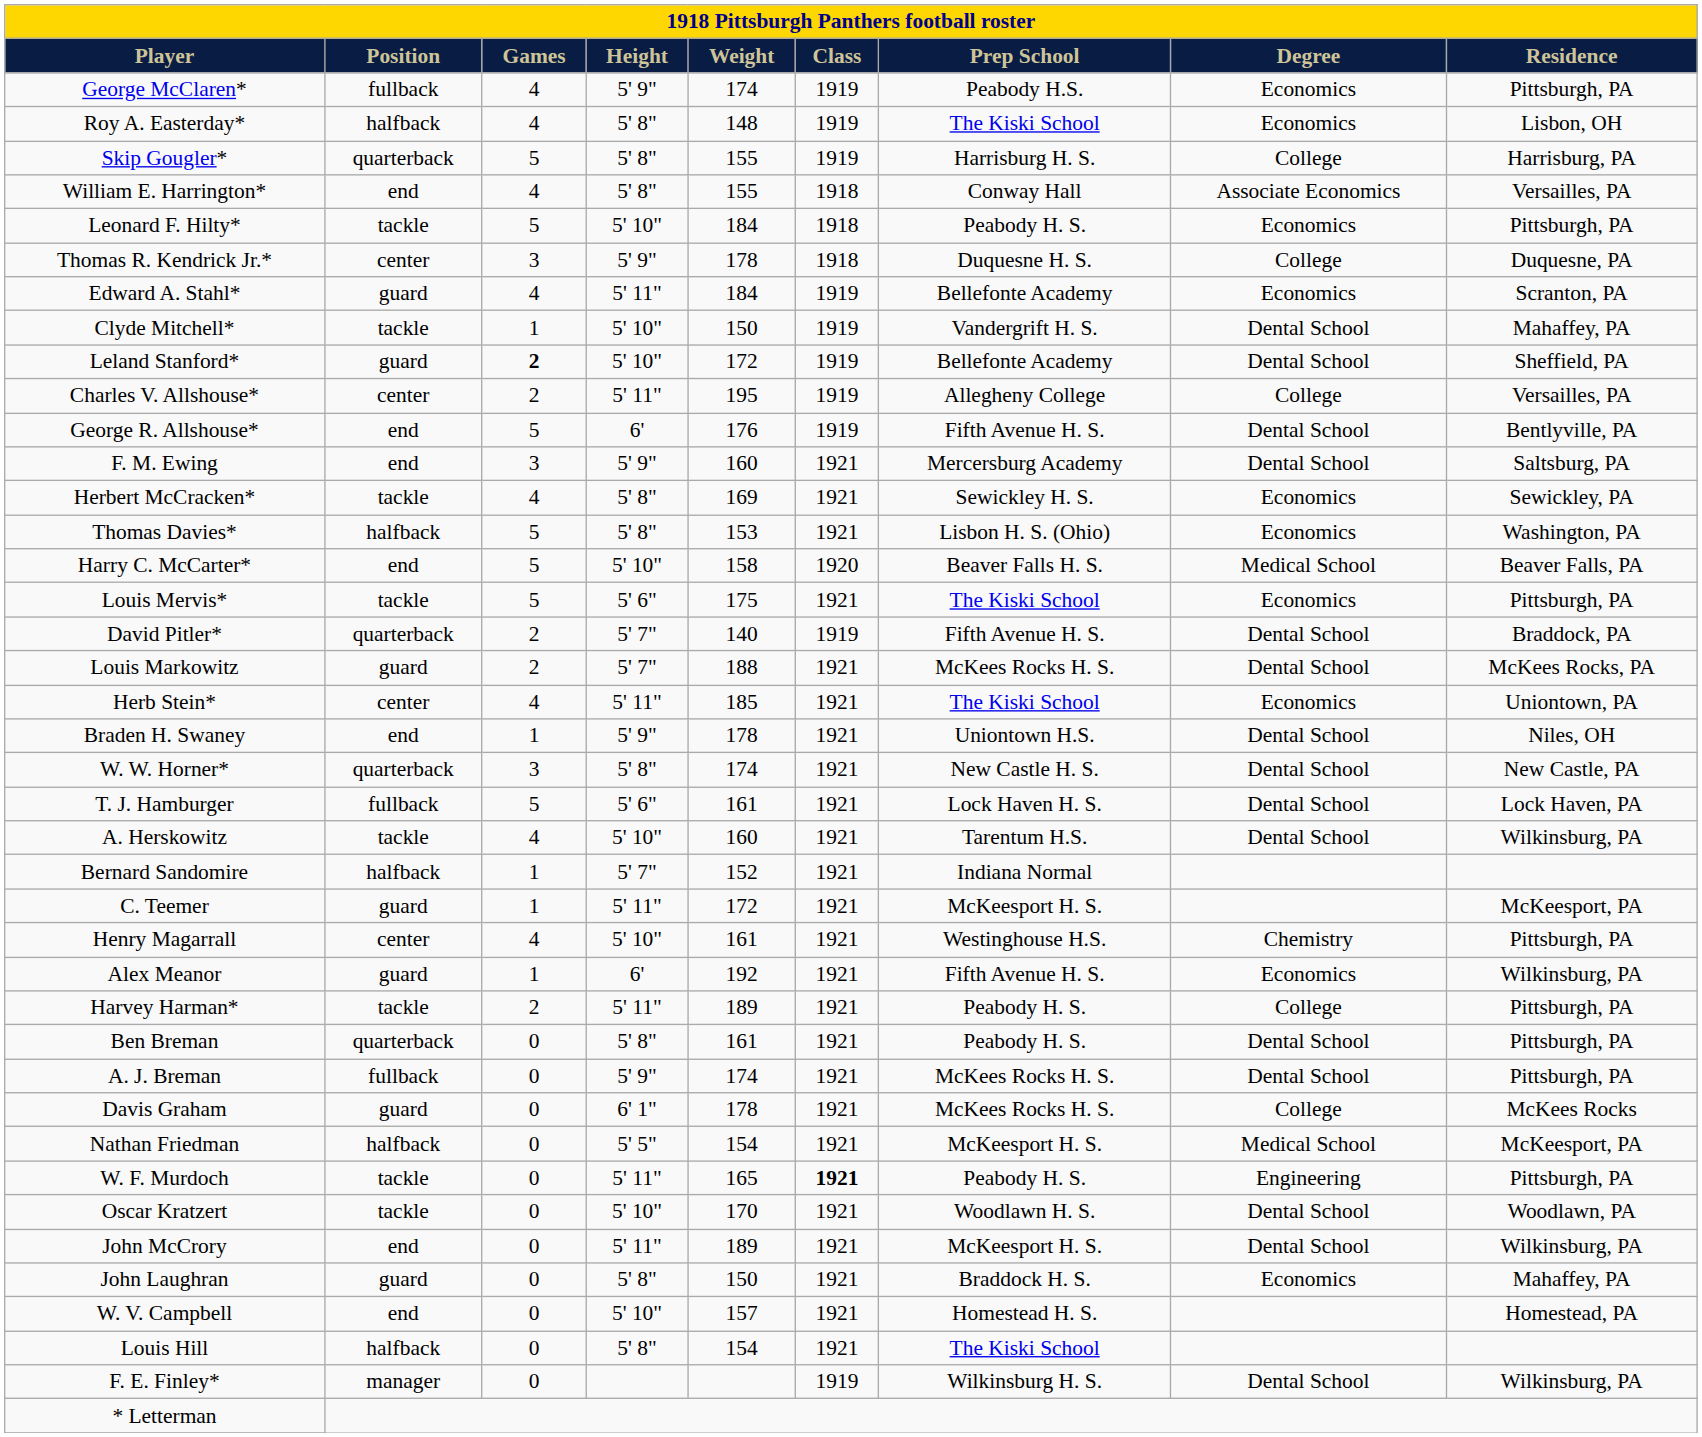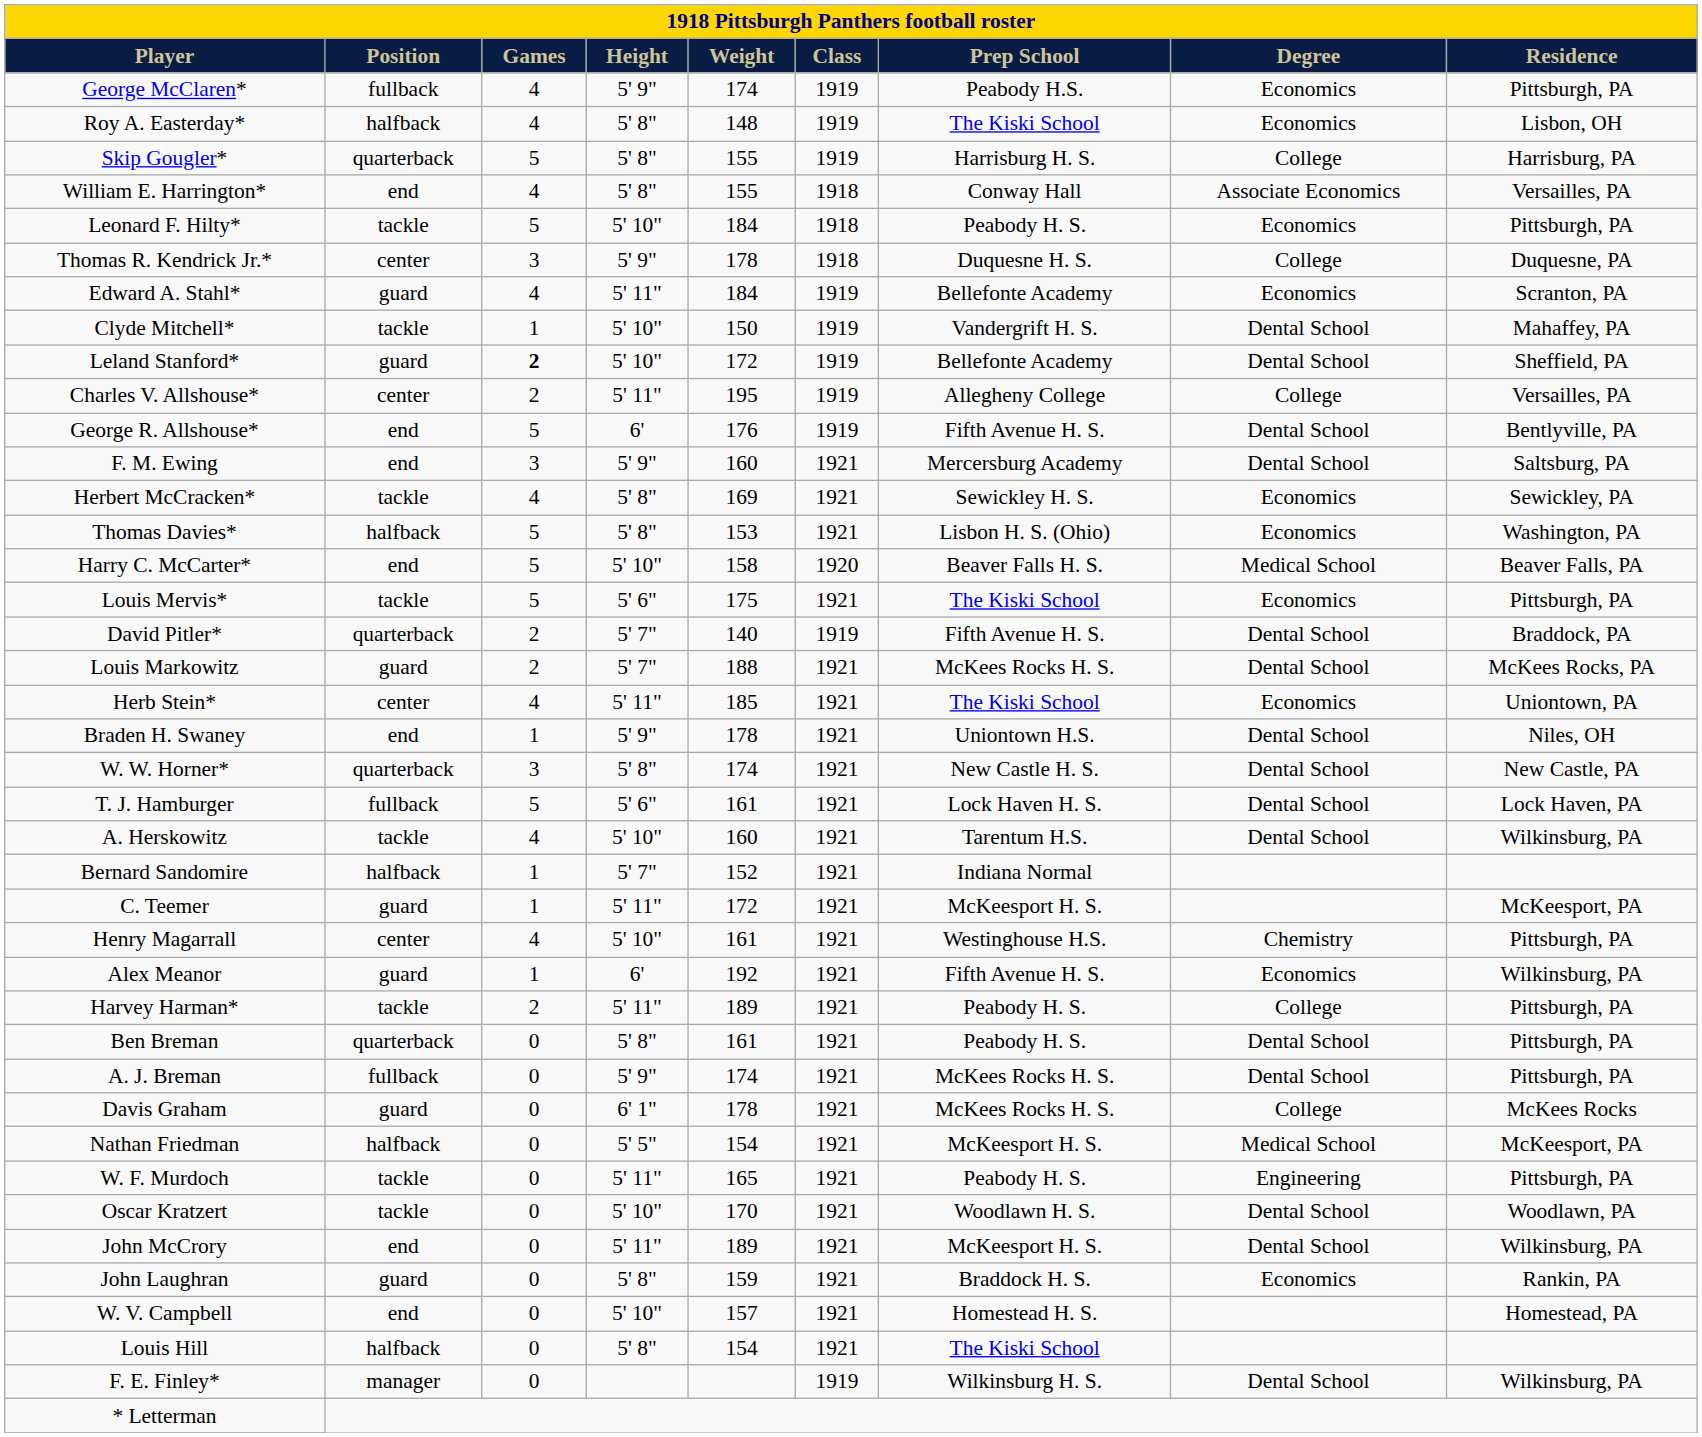(837, 1177) bold -> (837, 1177) normal
(742, 1279) 150 -> (742, 1279) 159
(1572, 1279) Mahaffey, PA -> (1572, 1279) Rankin, PA
